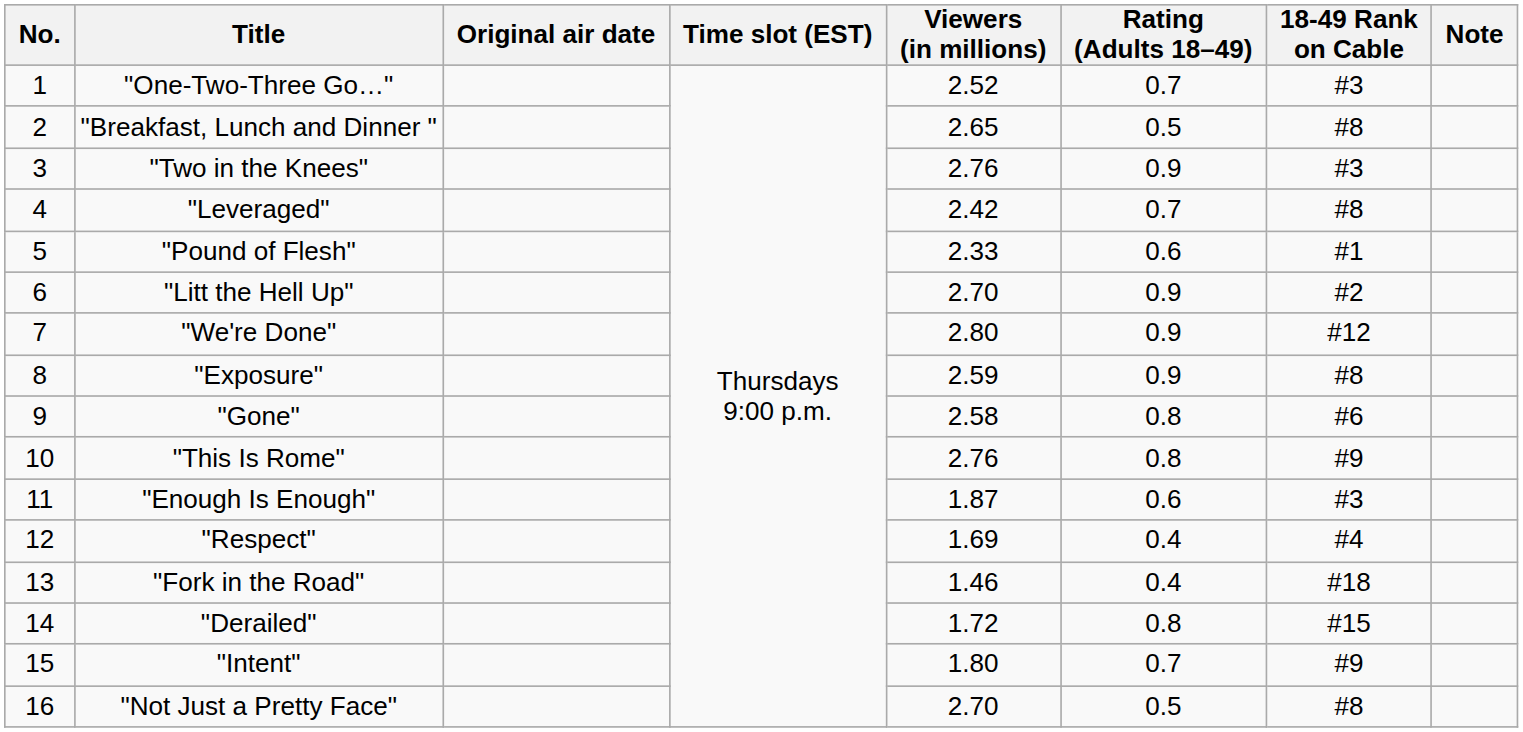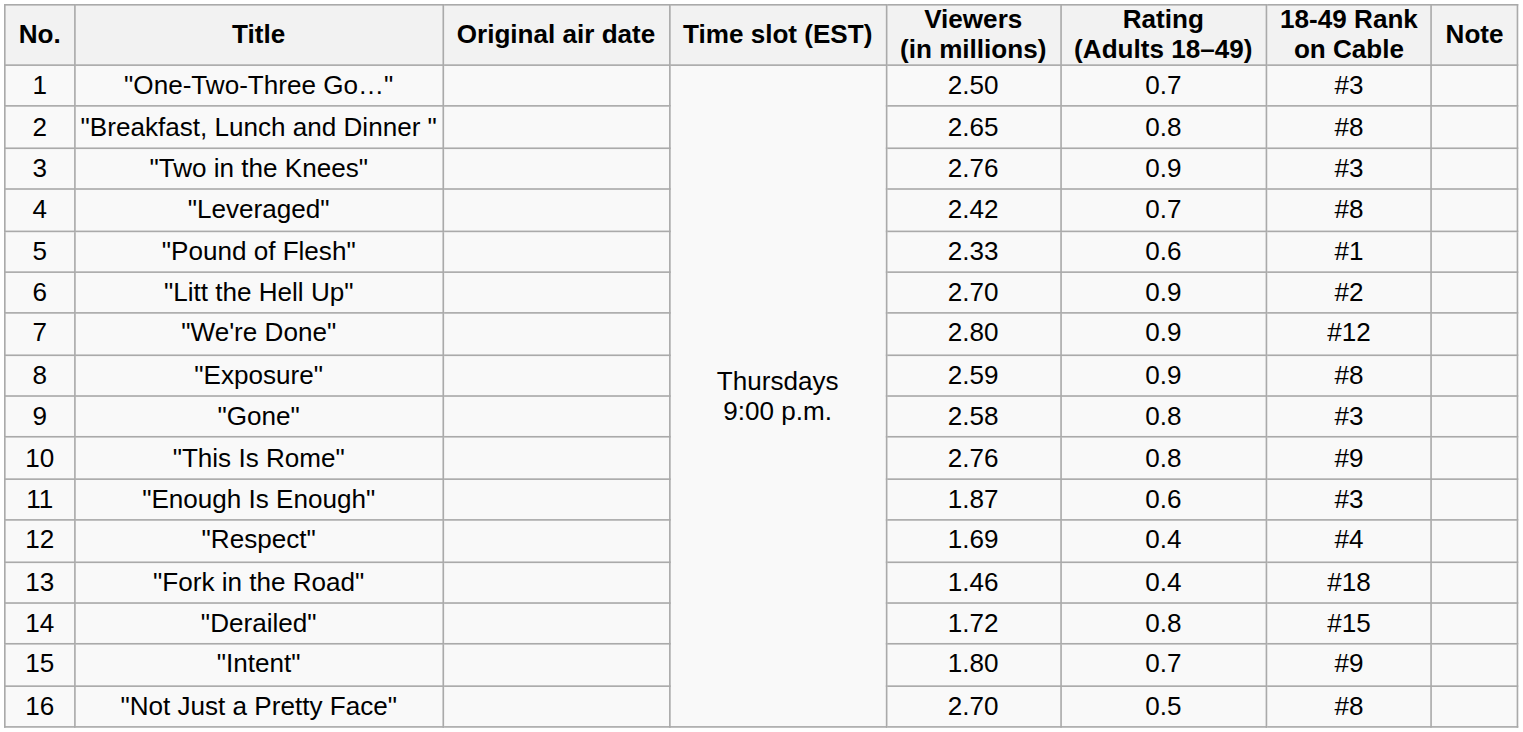(973, 85) 2.52 -> (973, 85) 2.50
(1163, 126) 0.5 -> (1163, 126) 0.8
(1349, 416) #6 -> (1349, 416) #3
